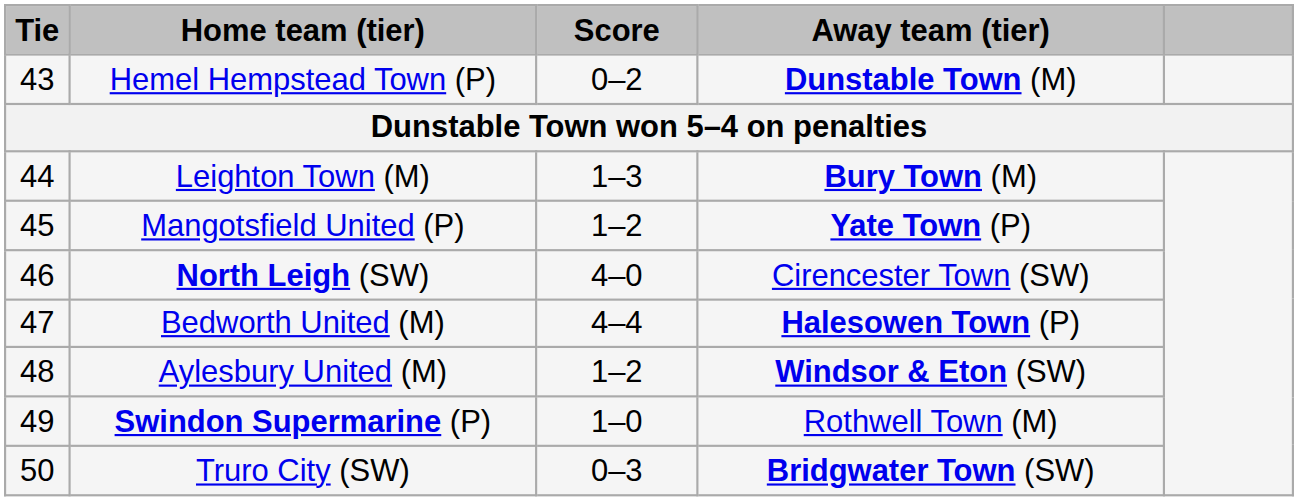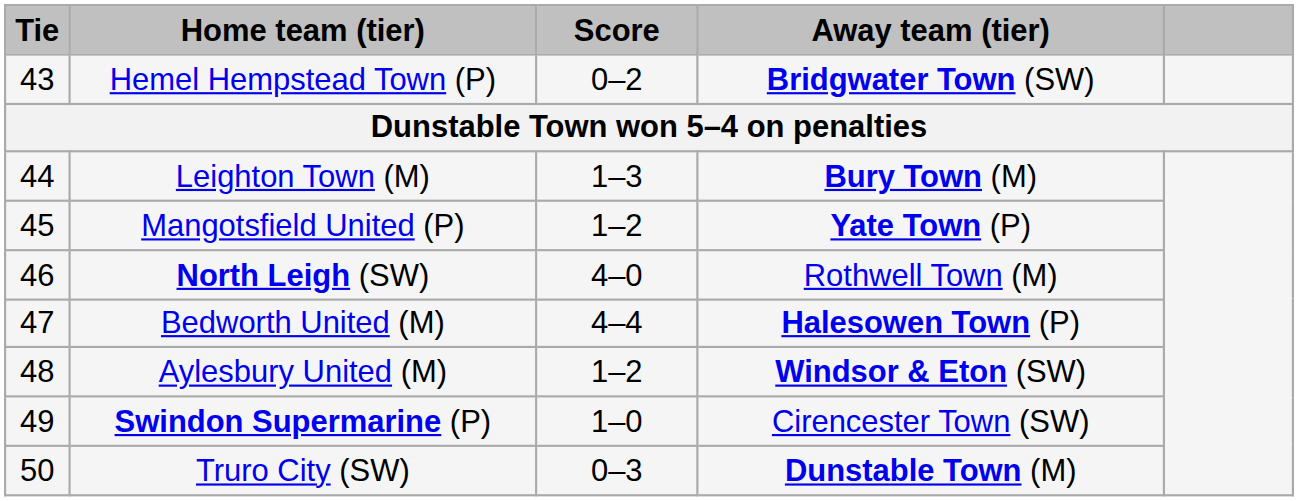(931, 79) Dunstable Town (M) -> (931, 79) Bridgwater Town (SW)
(931, 274) Cirencester Town (SW) -> (931, 274) Rothwell Town (M)
(931, 421) Rothwell Town (M) -> (931, 421) Cirencester Town (SW)
(931, 470) Bridgwater Town (SW) -> (931, 470) Dunstable Town (M)
